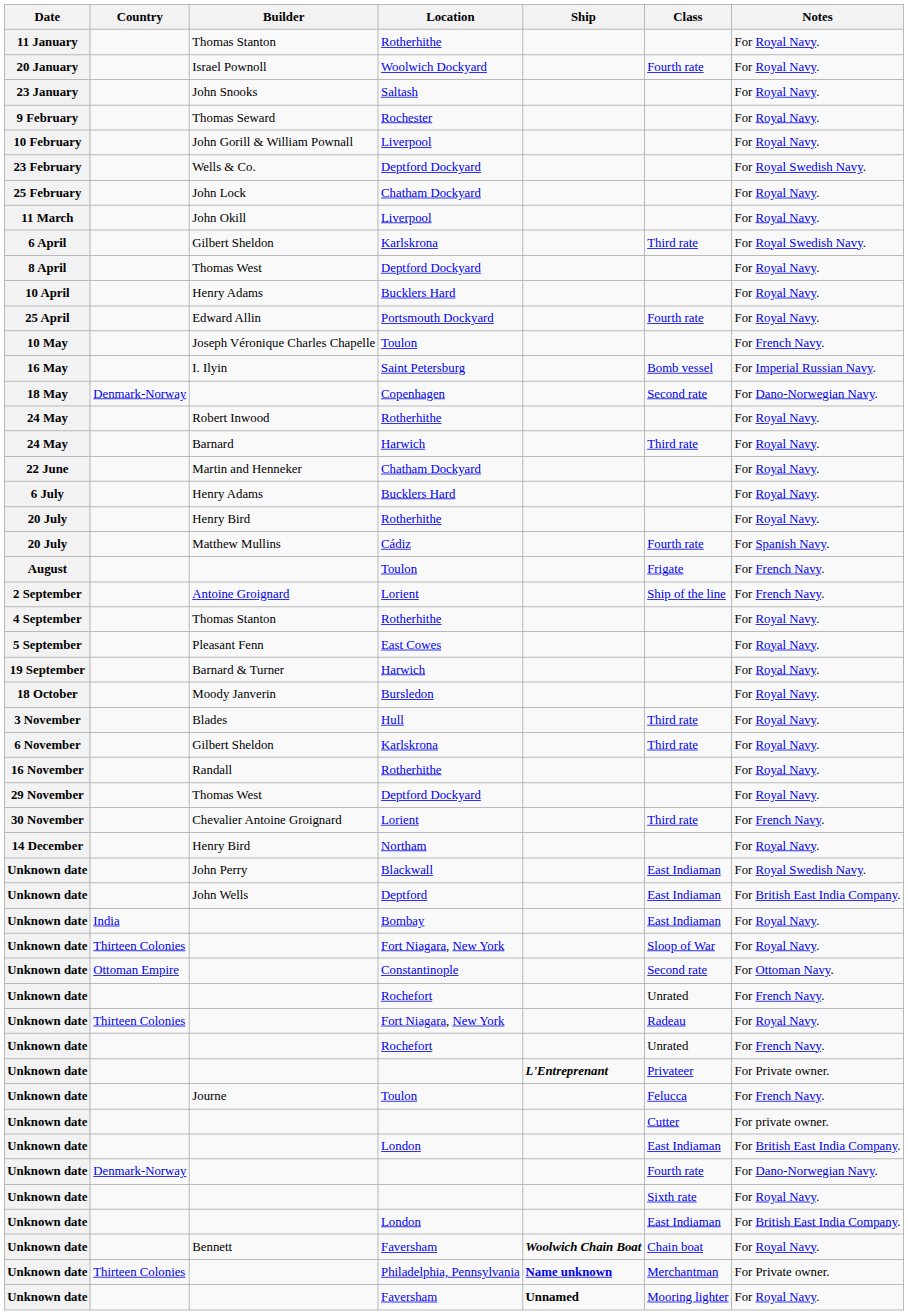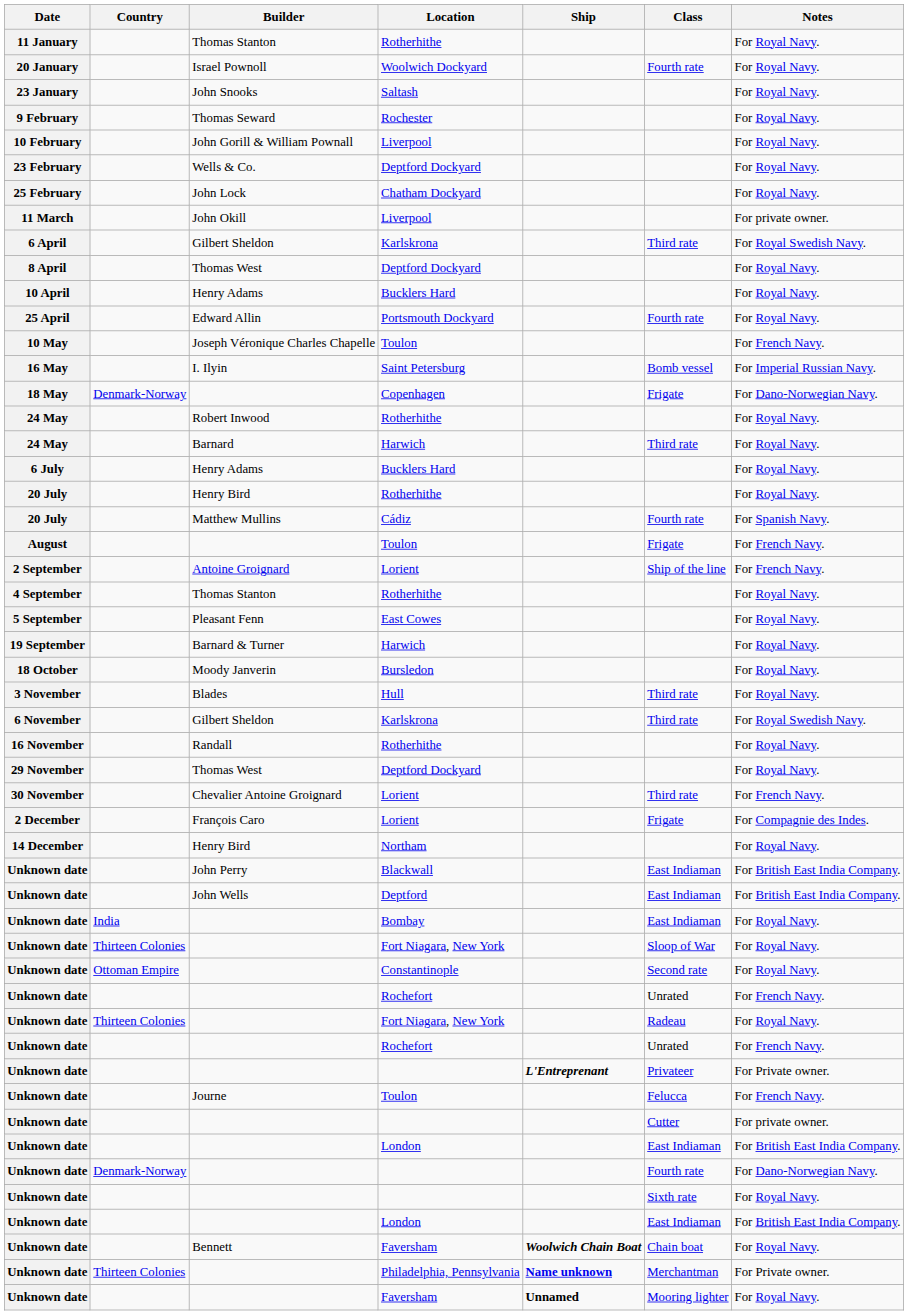(800, 167) For Royal Swedish Navy. -> (777, 167) For Royal Navy.
(777, 217) For Royal Navy. -> (782, 217) For private owner.
(677, 393) Second rate -> (665, 393) Frigate
- row: (47, 468)
(777, 744) For Royal Navy. -> (800, 719) For Royal Swedish Navy.
+ row: (47, 820)
(800, 870) For Royal Swedish Navy. -> (817, 870) For British East India Company.
(784, 970) For Ottoman Navy. -> (777, 970) For Royal Navy.
